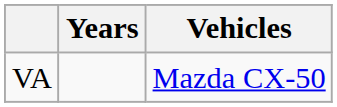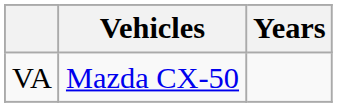columns swapped: (239, 28) <-> (102, 28)
